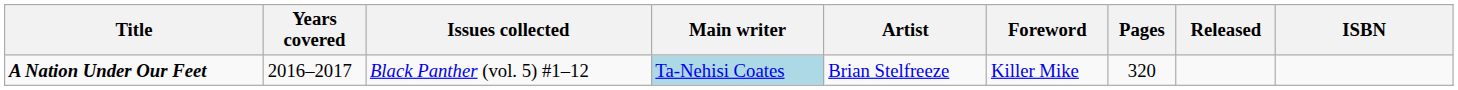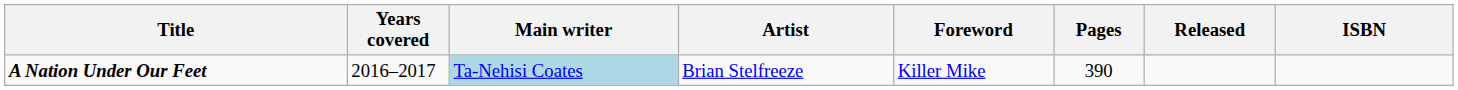- column: (508, 29)
(1142, 70) 320 -> (1099, 70) 390
